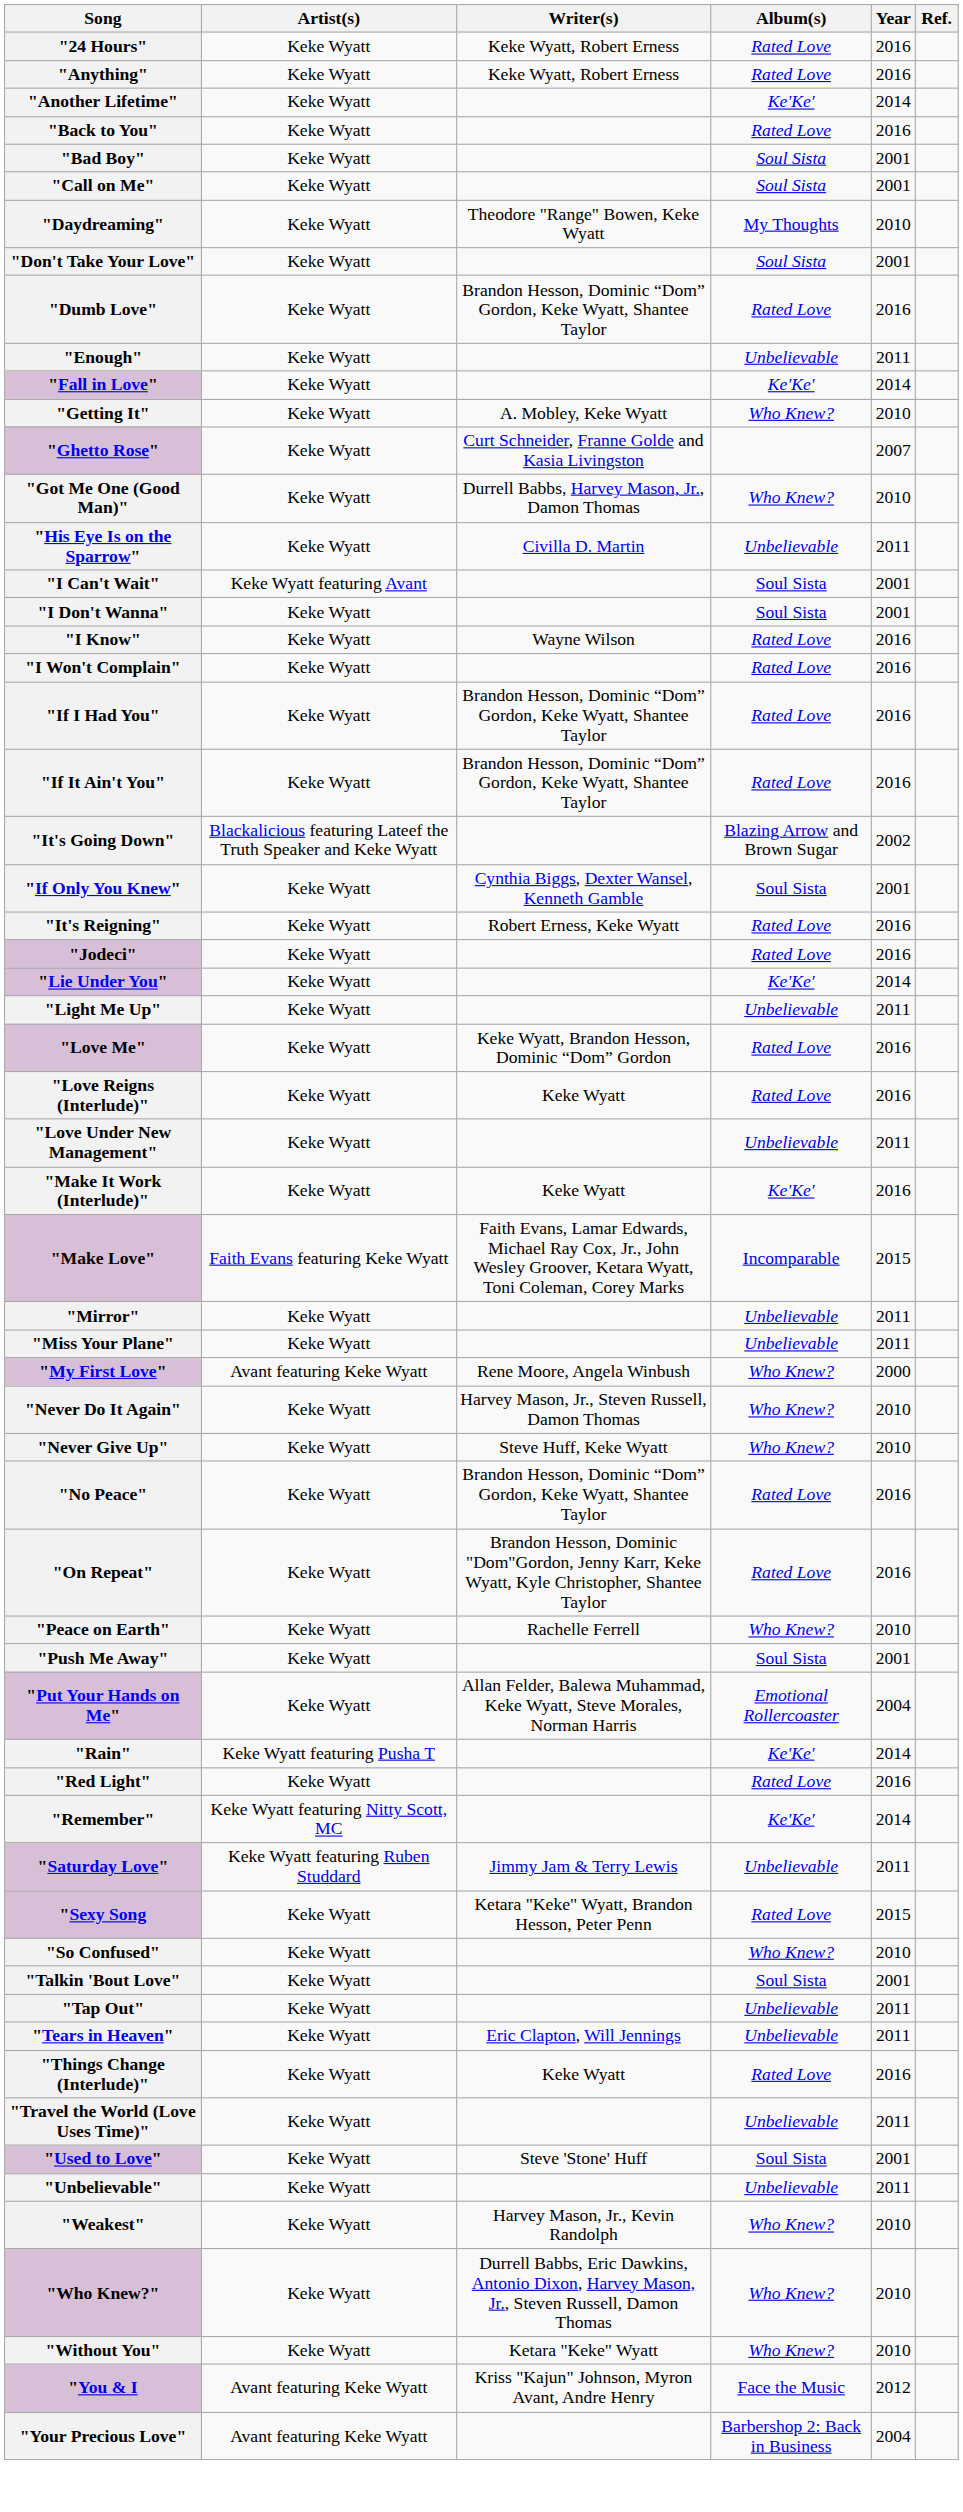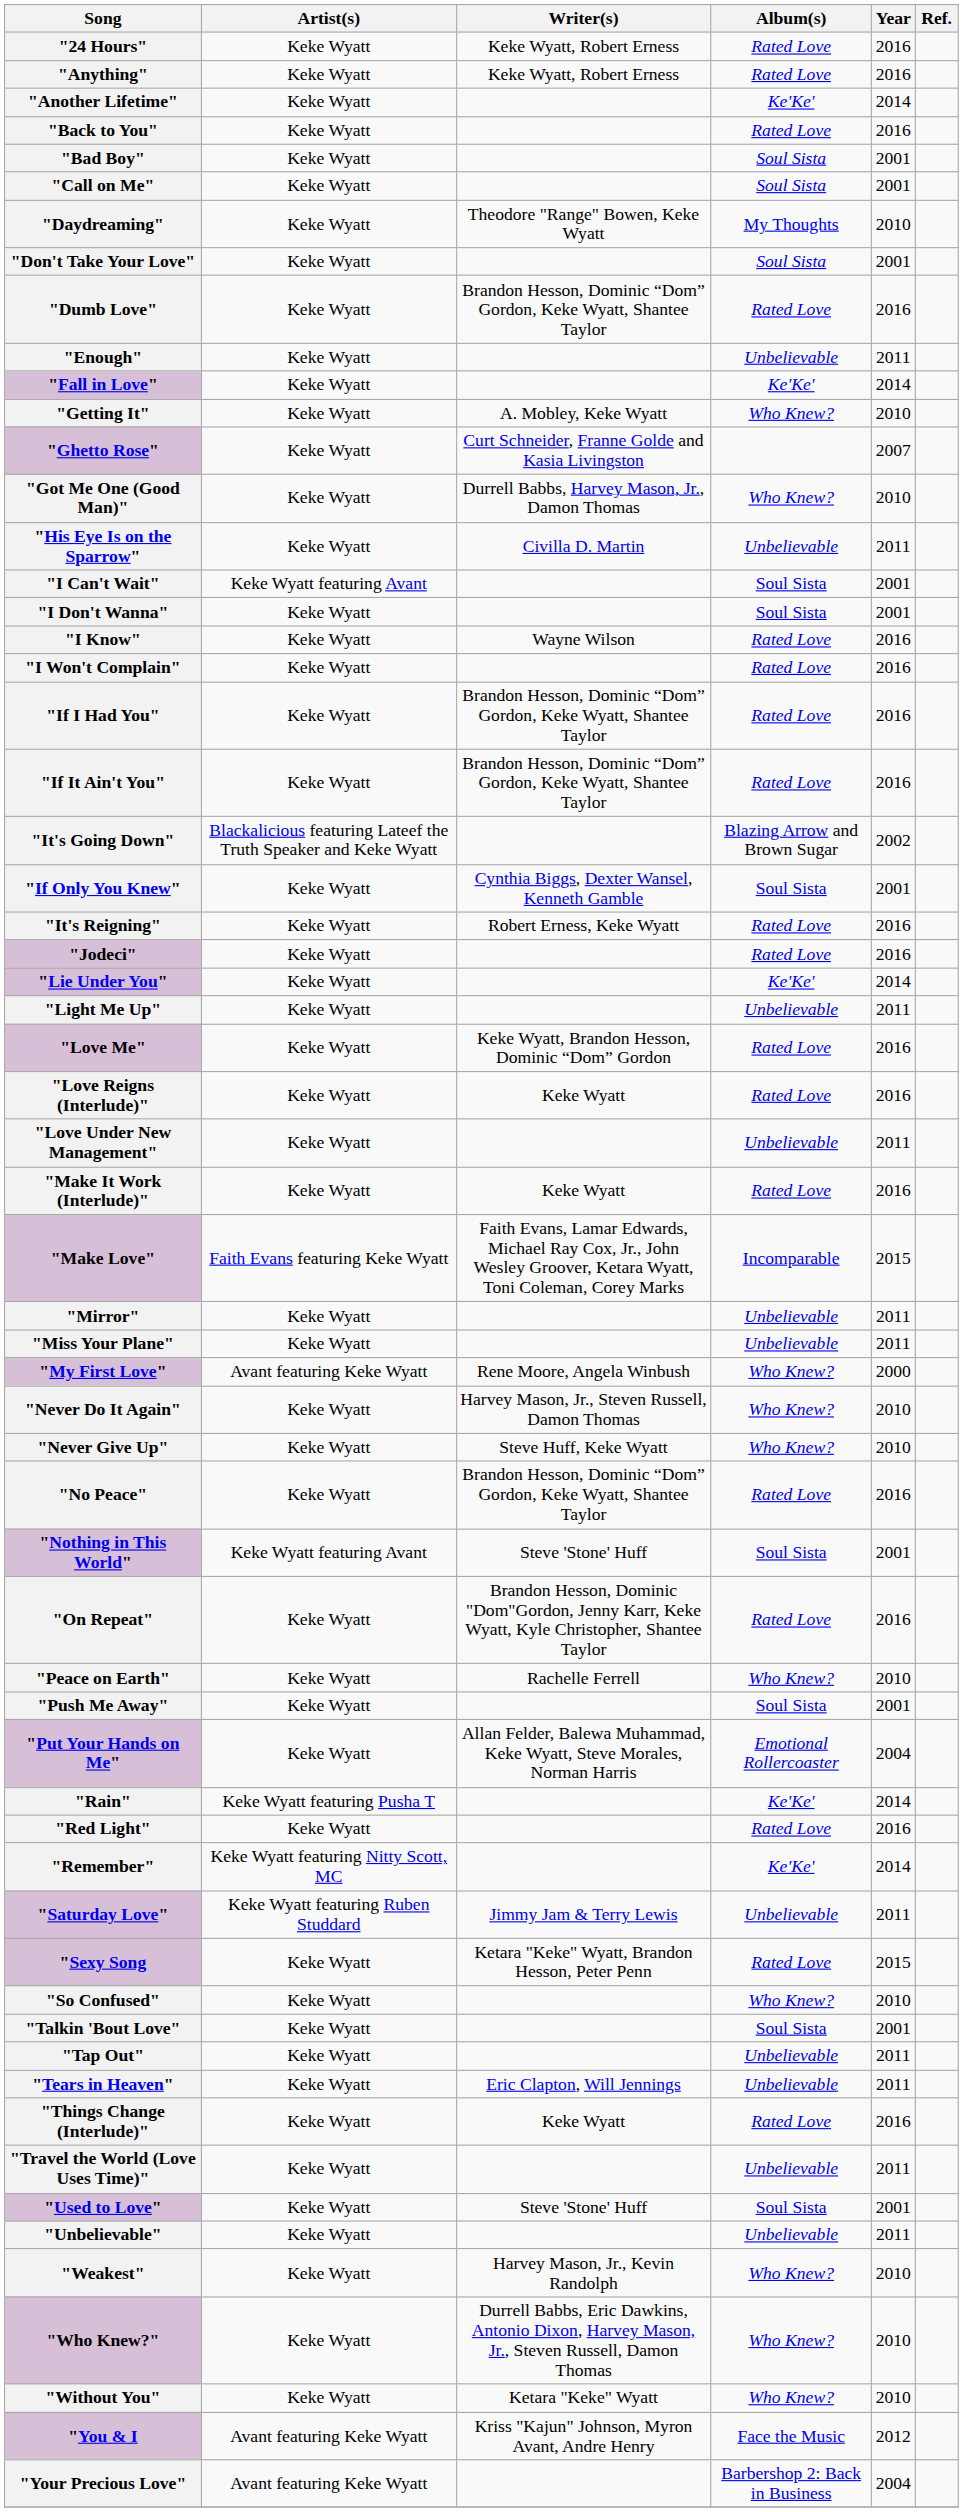(791, 1190) Ke'Ke' -> (791, 1190) Rated Love
+ row: (103, 1552)
